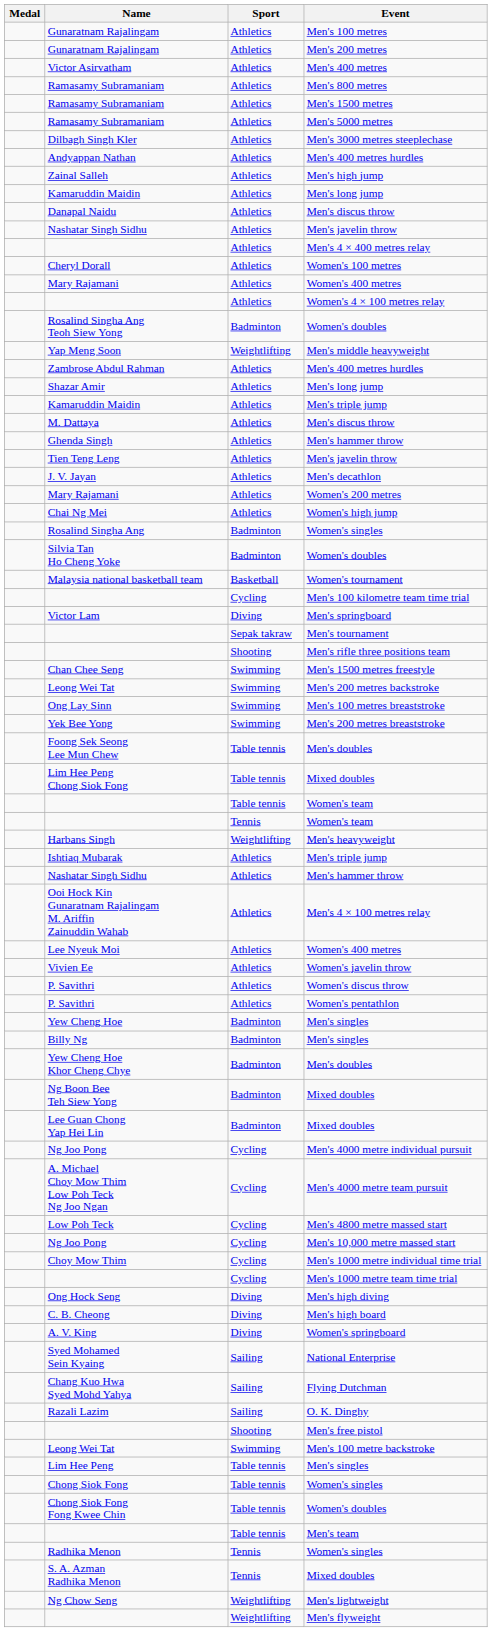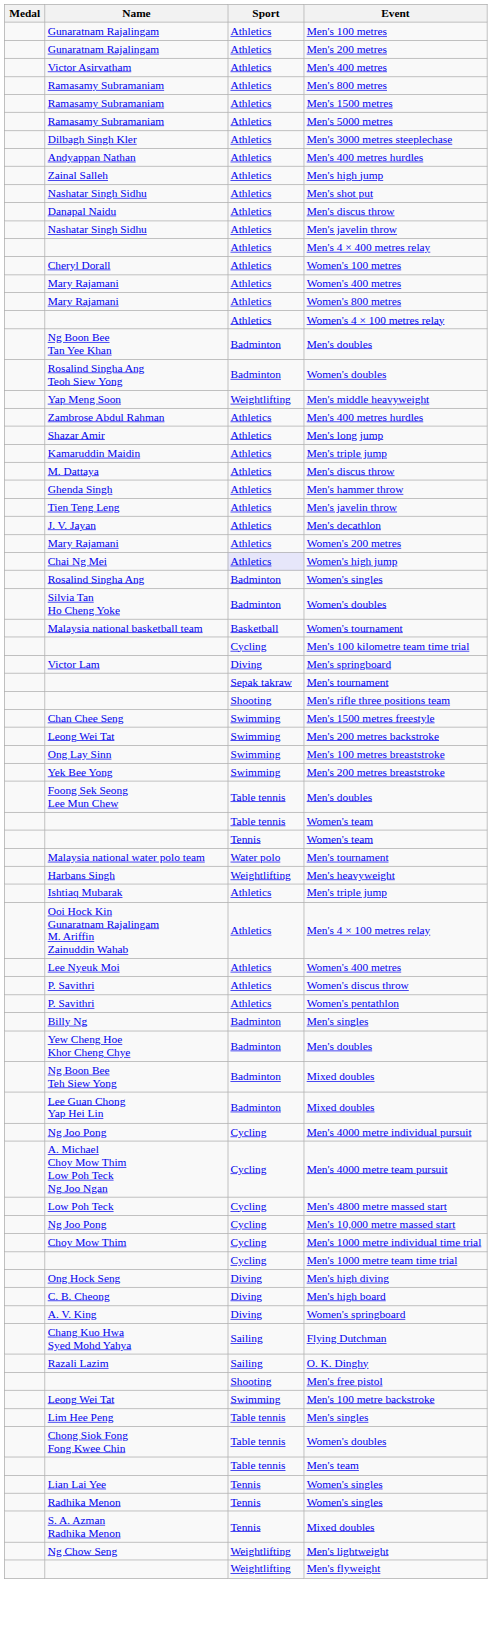- row: (94, 193)
+ row: (97, 193)
+ row: (83, 301)
+ row: (80, 344)
(251, 512) no background -> (251, 561) lavender background
- row: (88, 778)
+ row: (126, 857)
- row: (97, 875)
- row: (70, 967)
- row: (85, 1021)
- row: (84, 1357)
- row: (88, 1484)
+ row: (77, 1484)
